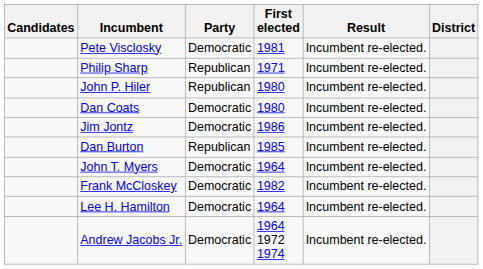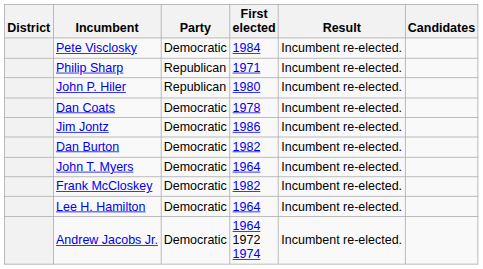columns swapped: (454, 28) <-> (41, 28)
(271, 48) 1981 -> (246, 48) 1984
(271, 107) 1980 -> (246, 107) 1978
(219, 147) Republican -> (195, 147) Democratic
(271, 147) 1985 -> (246, 147) 1982
